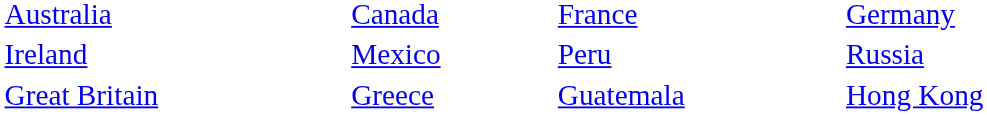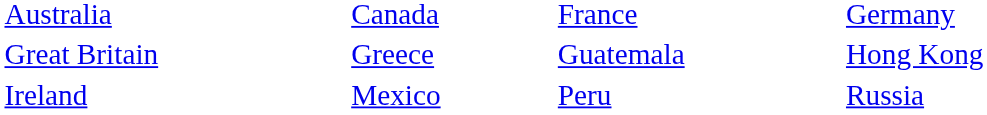rows swapped: (81, 95) <-> (46, 54)
